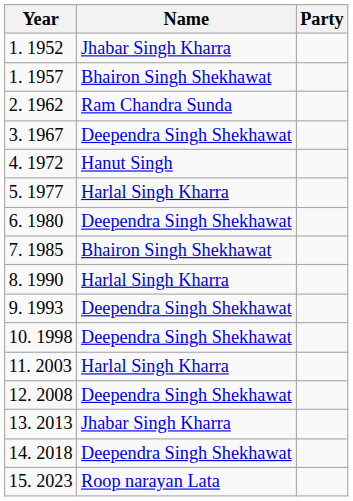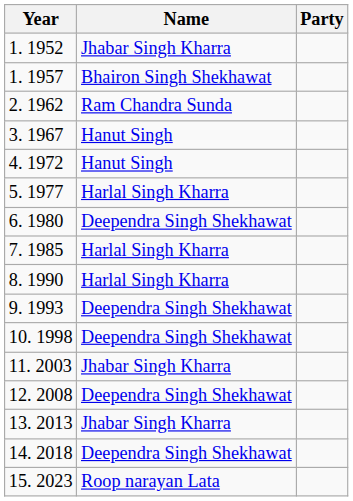(186, 134) Deependra Singh Shekhawat -> (127, 134) Hanut Singh
(176, 250) Bhairon Singh Shekhawat -> (155, 250) Harlal Singh Kharra
(155, 366) Harlal Singh Kharra -> (156, 366) Jhabar Singh Kharra
